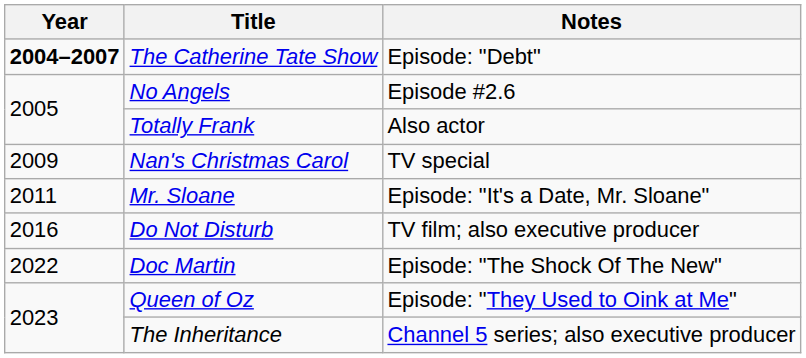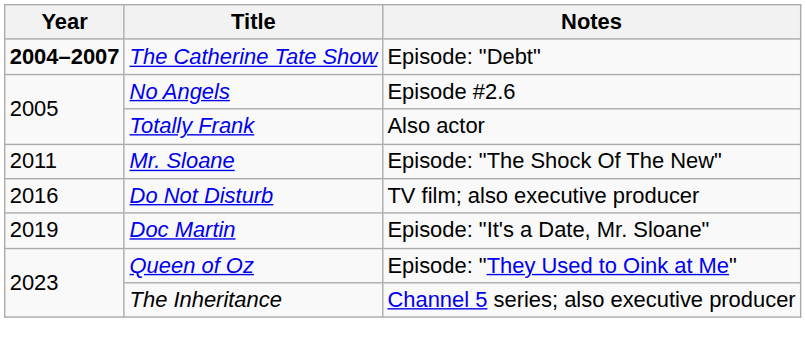- row: (239, 160)
(548, 195) Episode: "It's a Date, Mr. Sloane" -> (555, 160) Episode: "The Shock Of The New"
(34, 265) 2022 -> (34, 230) 2019
(555, 265) Episode: "The Shock Of The New" -> (548, 230) Episode: "It's a Date, Mr. Sloane"
